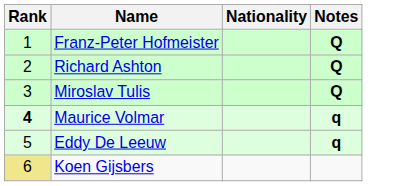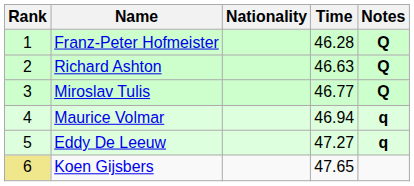+ column: (334, 17)
(28, 117) bold -> (28, 117) normal
